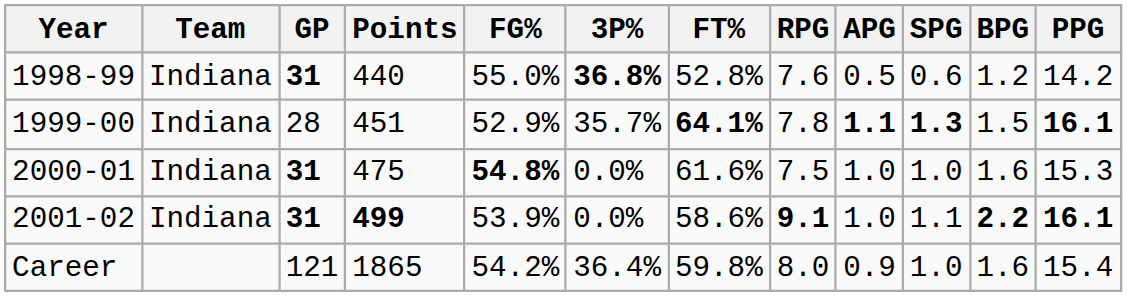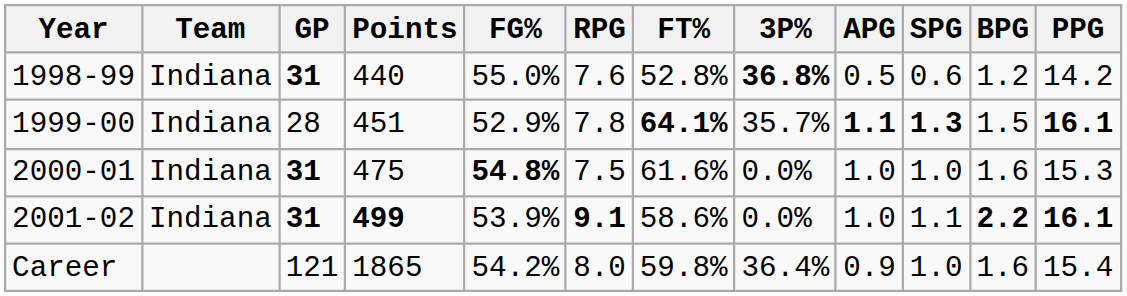columns swapped: (617, 29) <-> (803, 29)
